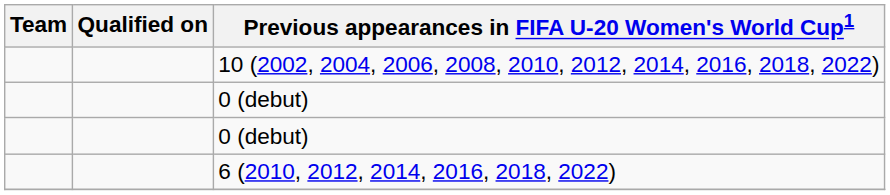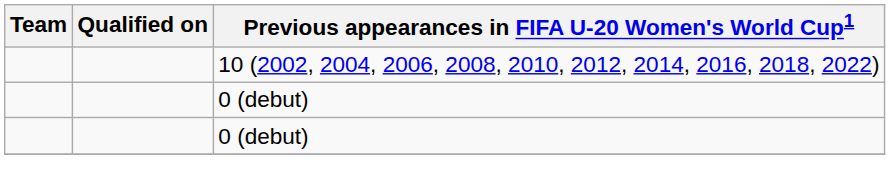- row: (39, 172)
